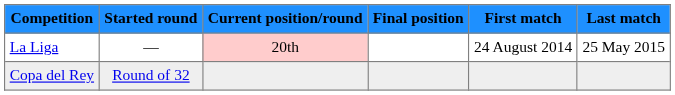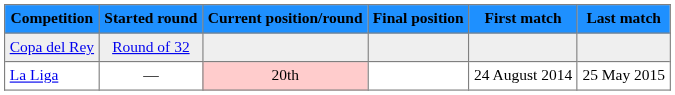rows swapped: (34, 47) <-> (52, 75)
